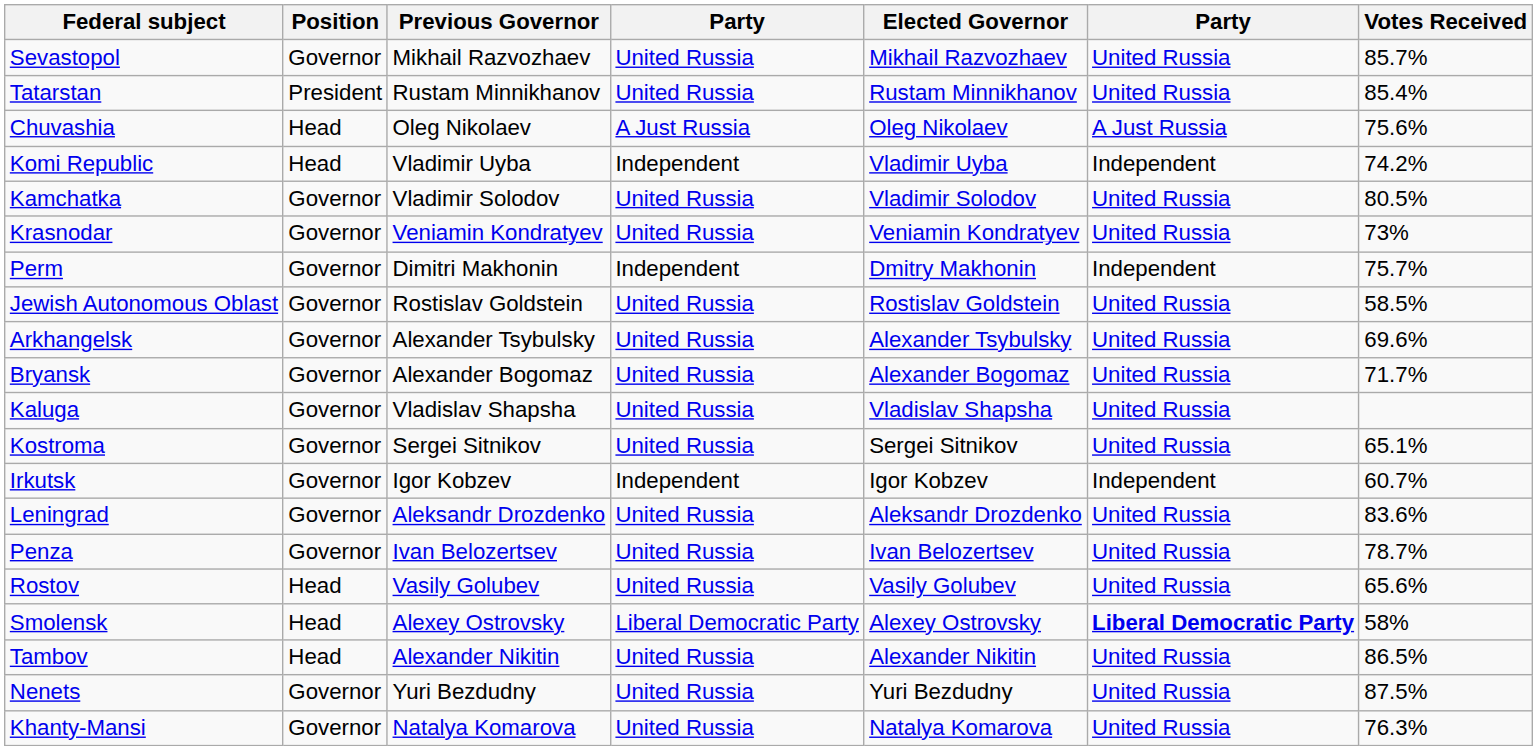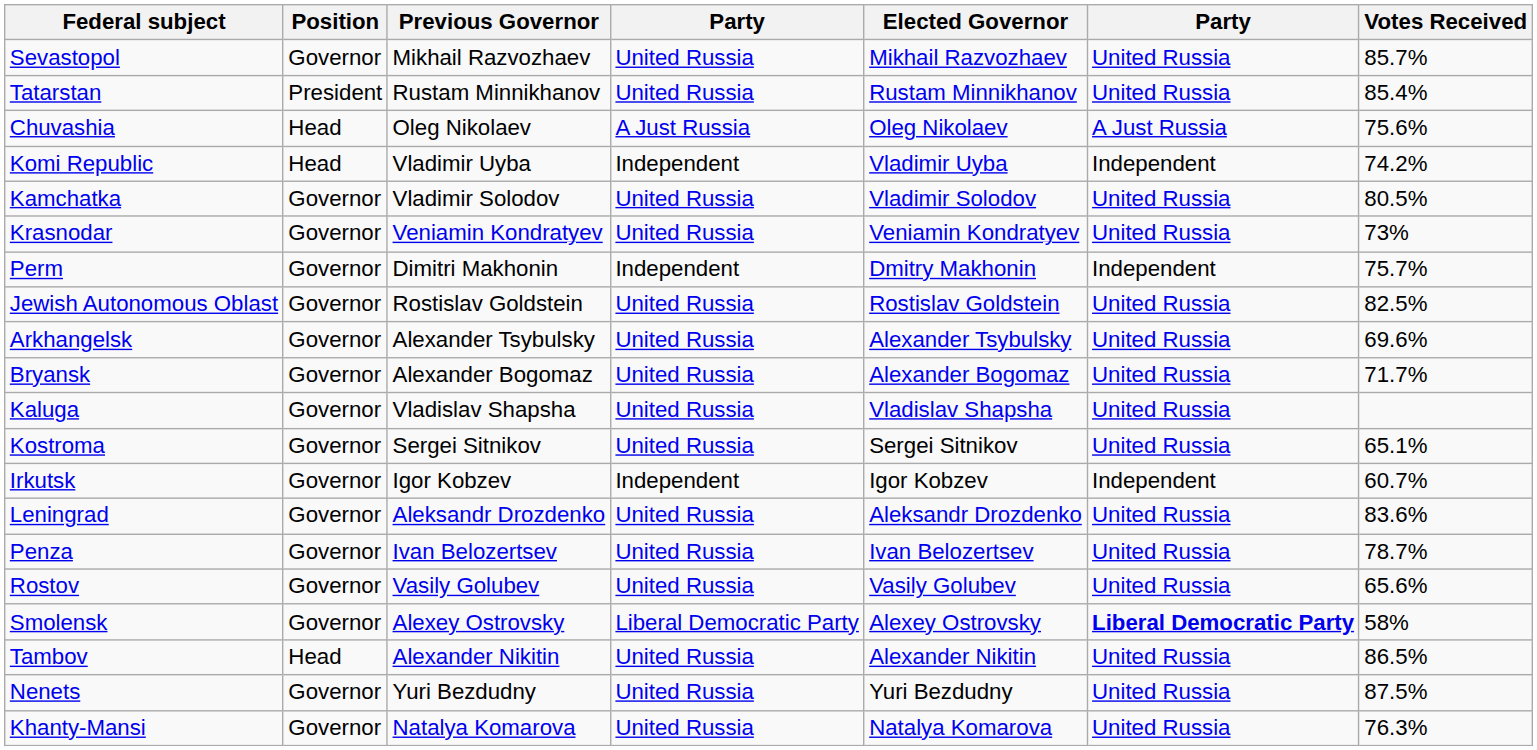(1396, 304) 58.5% -> (1396, 304) 82.5%
(315, 586) Head -> (335, 586) Governor
(315, 621) Head -> (335, 621) Governor
